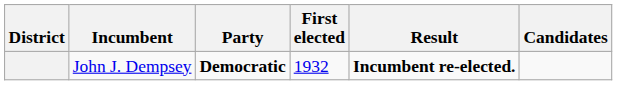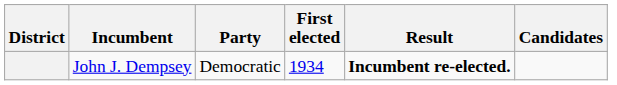(243, 65) bold -> (240, 65) normal
(311, 65) 1932 -> (306, 65) 1934
